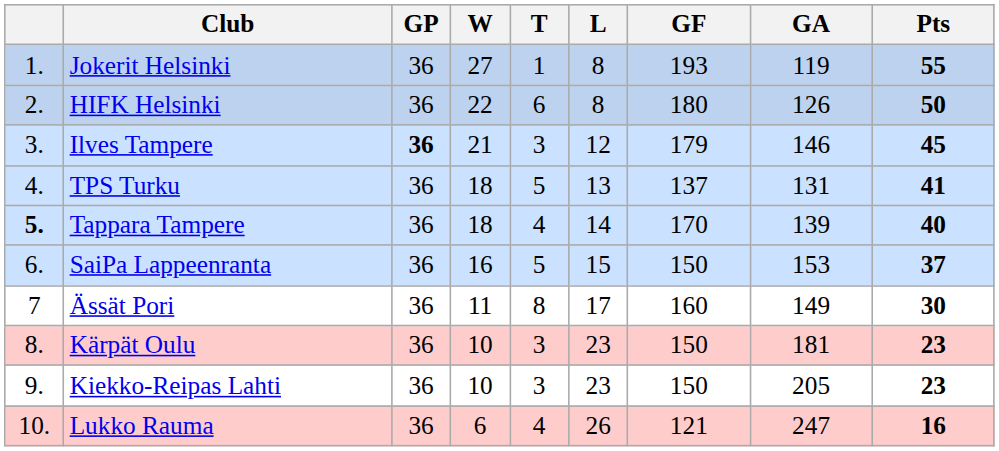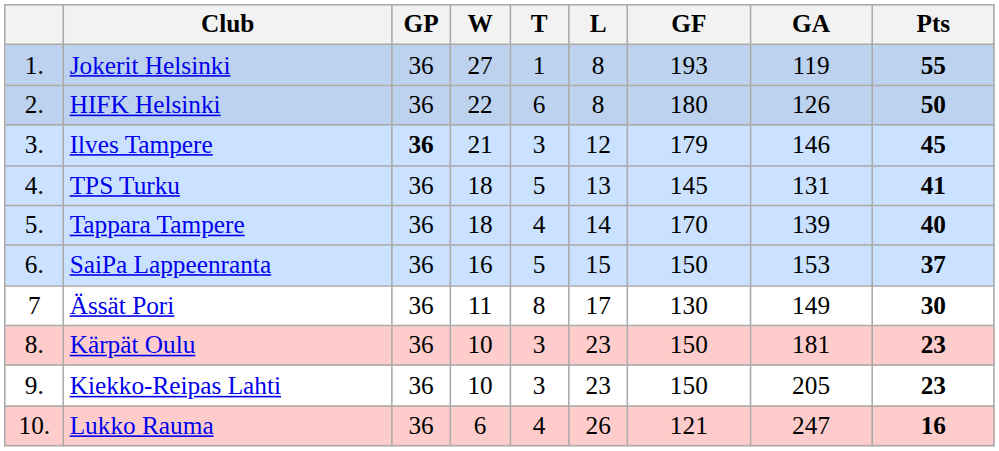(689, 184) 137 -> (689, 184) 145
(34, 225) bold -> (34, 225) normal
(689, 305) 160 -> (689, 305) 130
